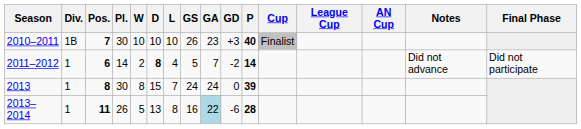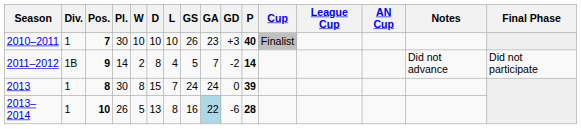(71, 41) 1B -> (67, 41) 1
(67, 64) 1 -> (71, 64) 1B
(107, 64) 6 -> (107, 64) 9
(158, 64) bold -> (158, 64) normal
(105, 109) 11 -> (104, 109) 10
